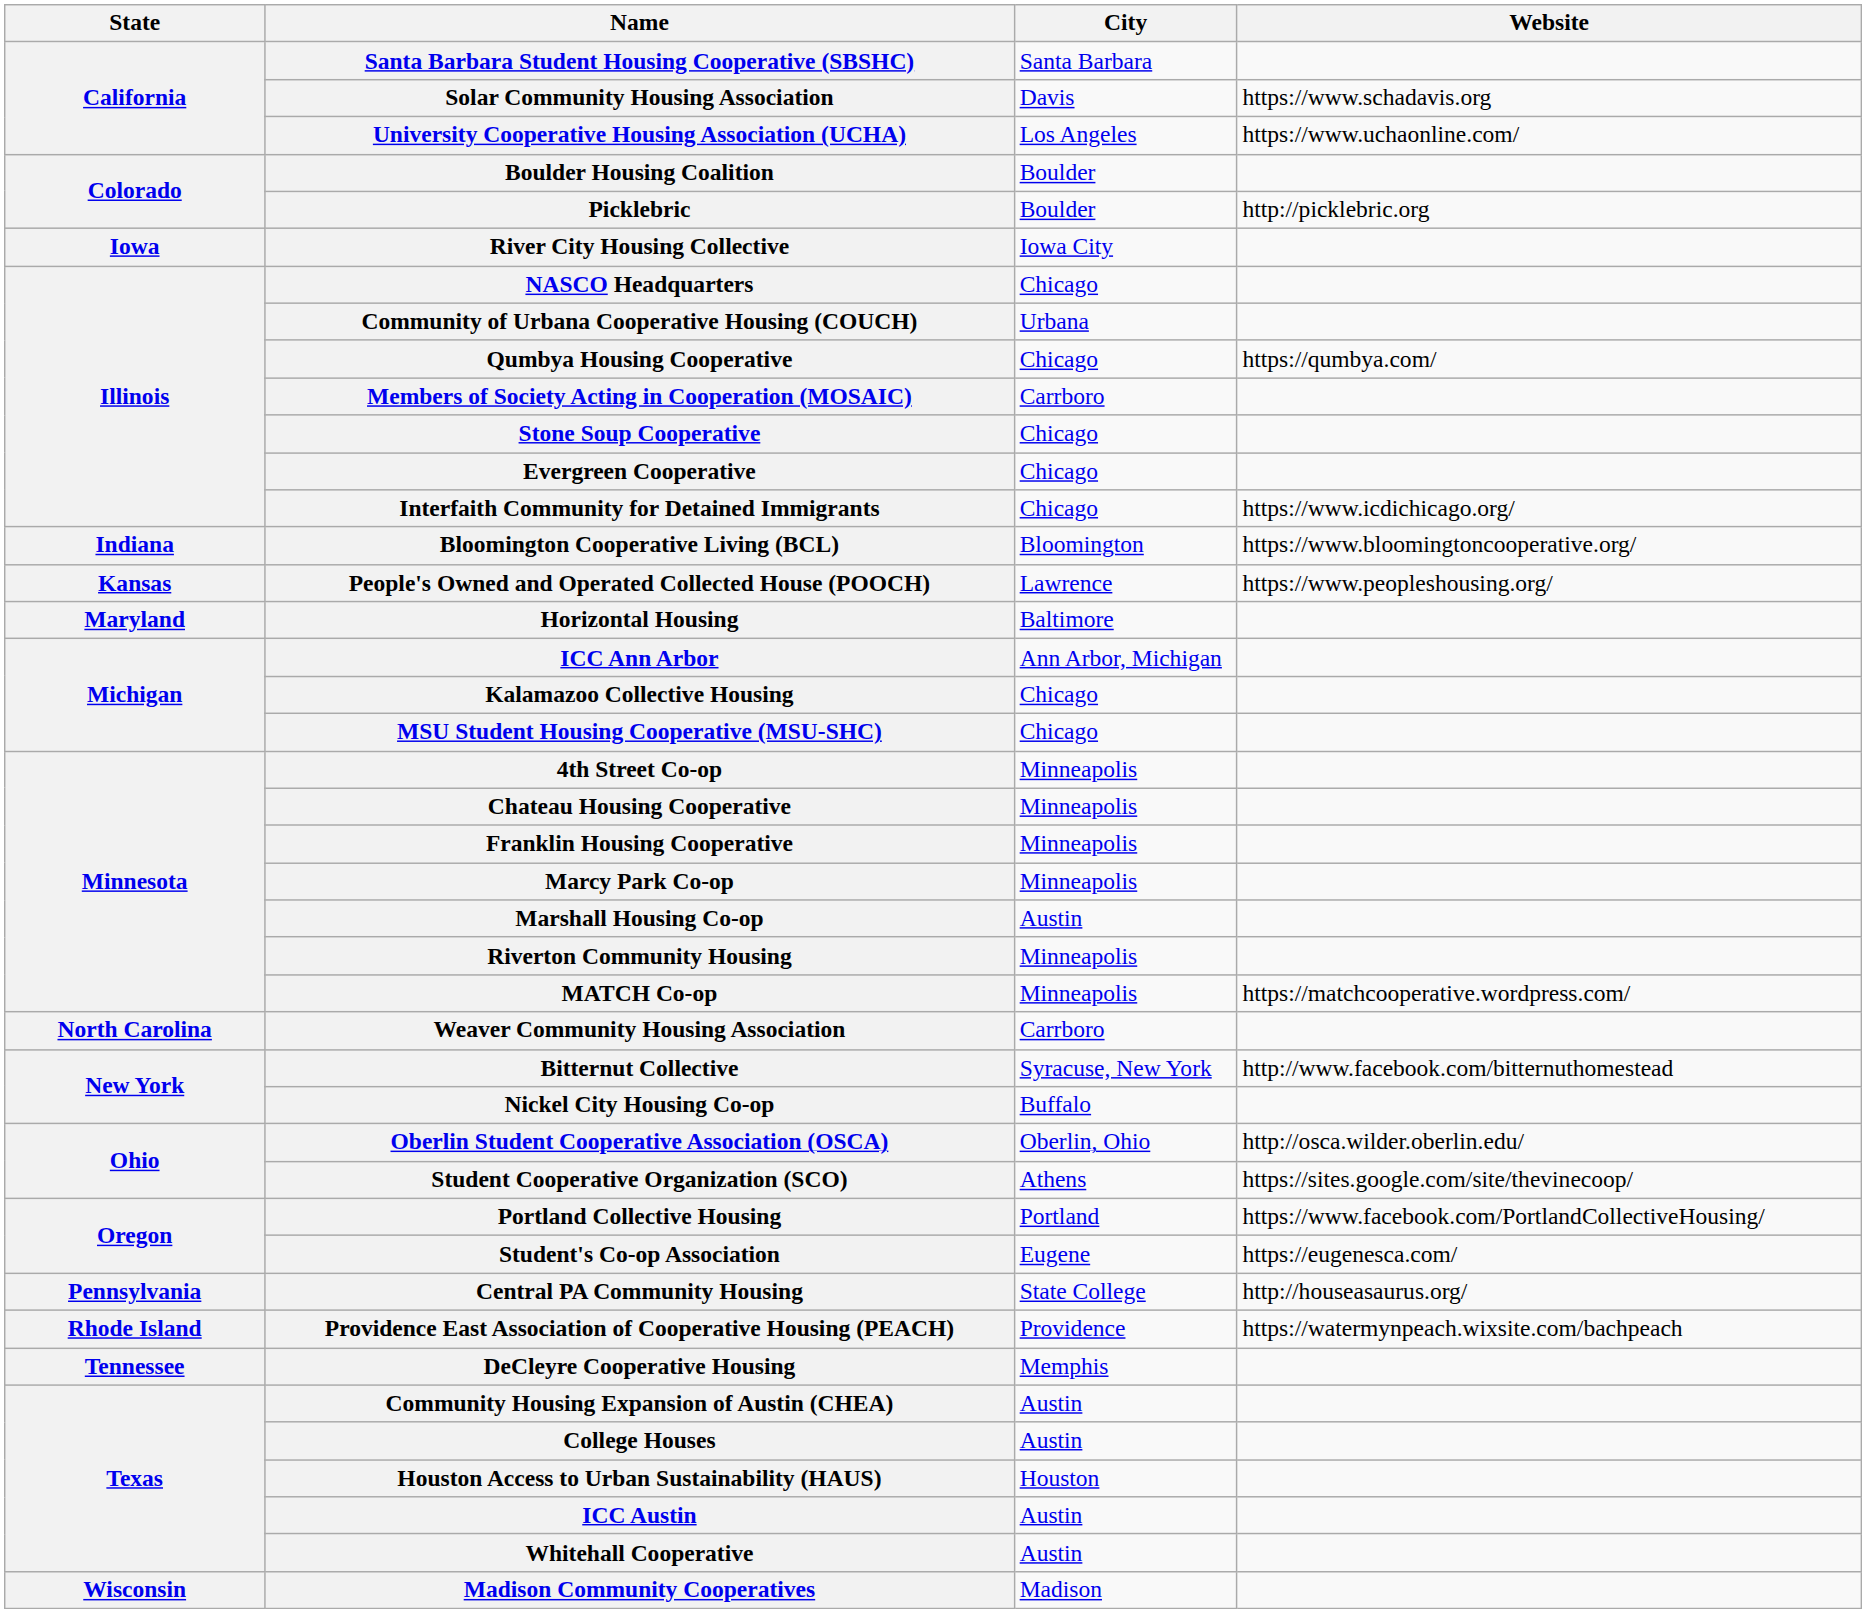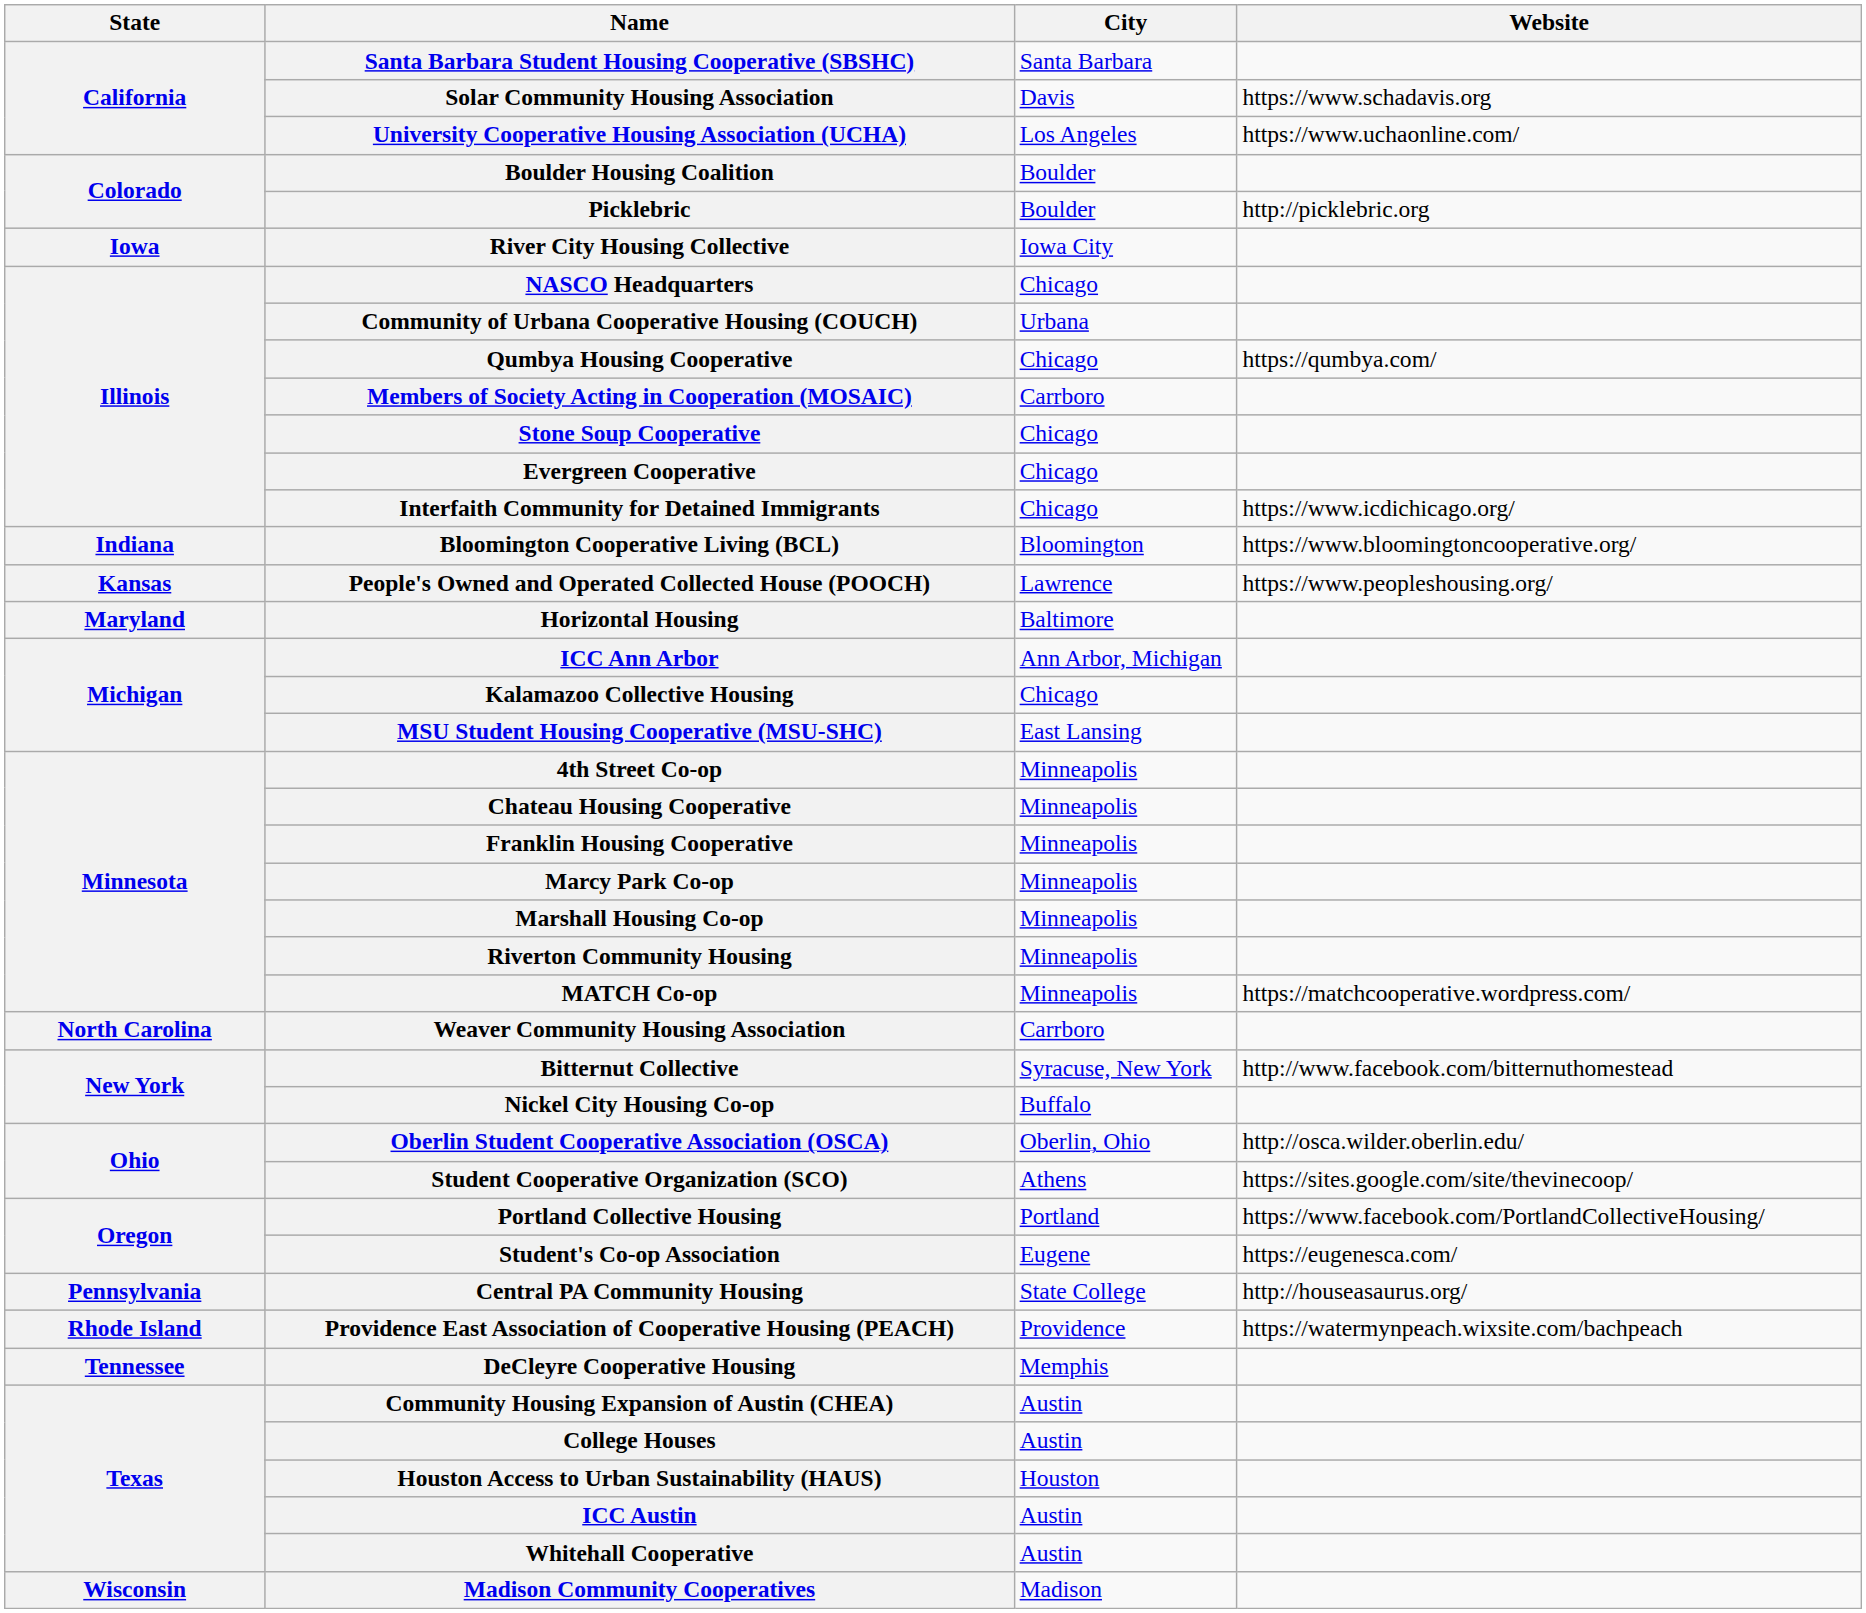(1059, 731) Chicago -> (1081, 731) East Lansing
(1051, 918) Austin -> (1078, 918) Minneapolis
